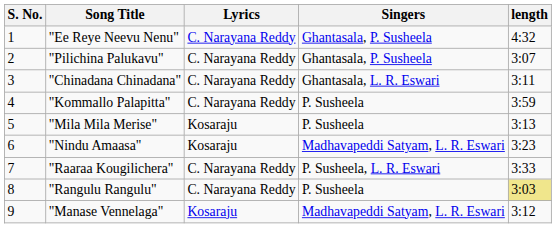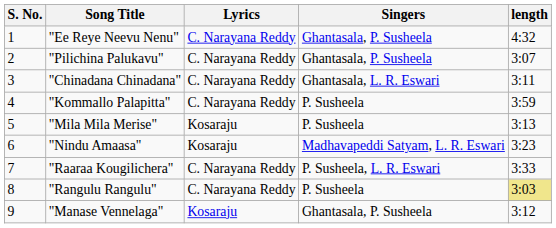(403, 211) Madhavapeddi Satyam, L. R. Eswari -> (367, 211) Ghantasala, P. Susheela
